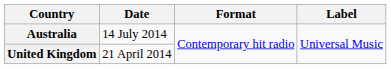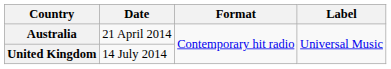(134, 34) 14 July 2014 -> (137, 34) 21 April 2014
(137, 53) 21 April 2014 -> (134, 53) 14 July 2014
